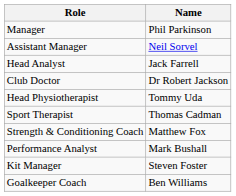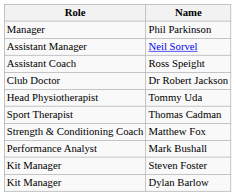+ row: (177, 64)
- row: (174, 64)
+ row: (179, 183)
- row: (178, 183)
